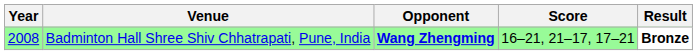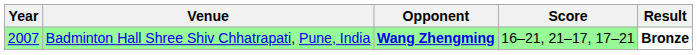(23, 38) 2008 -> (23, 38) 2007
